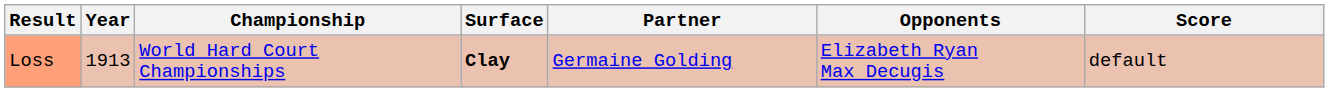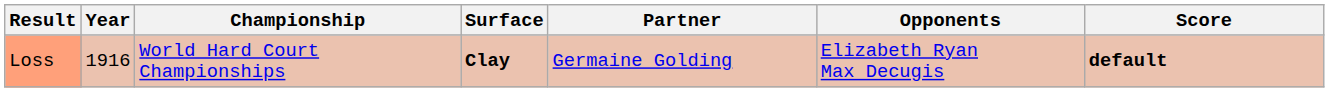(108, 61) 1913 -> (108, 61) 1916
(1128, 61) normal -> (1128, 61) bold
